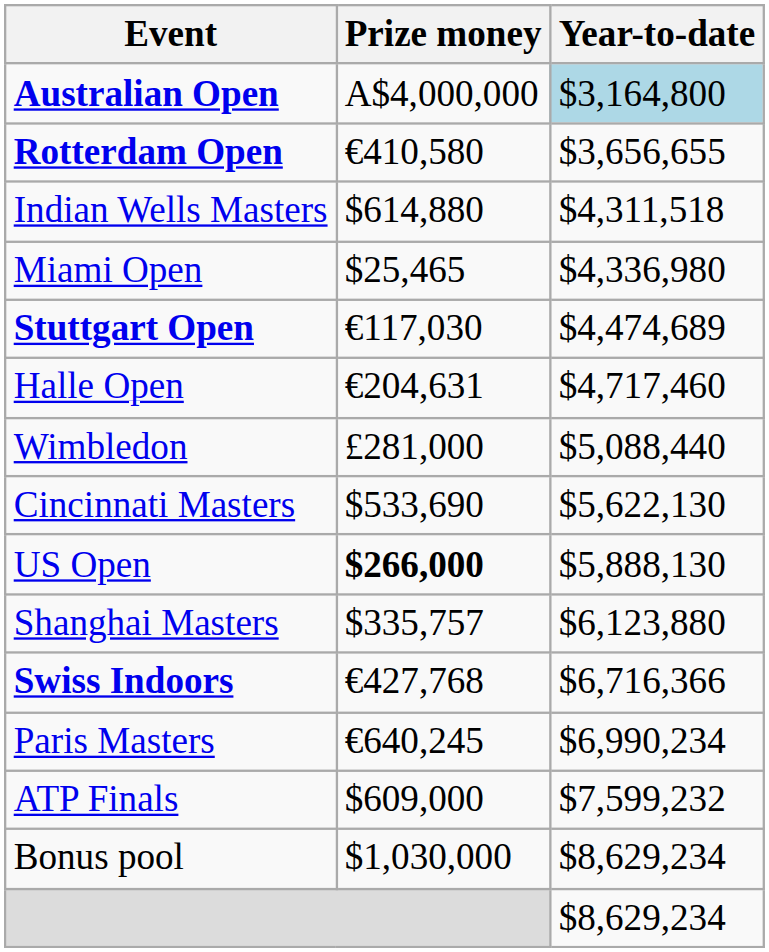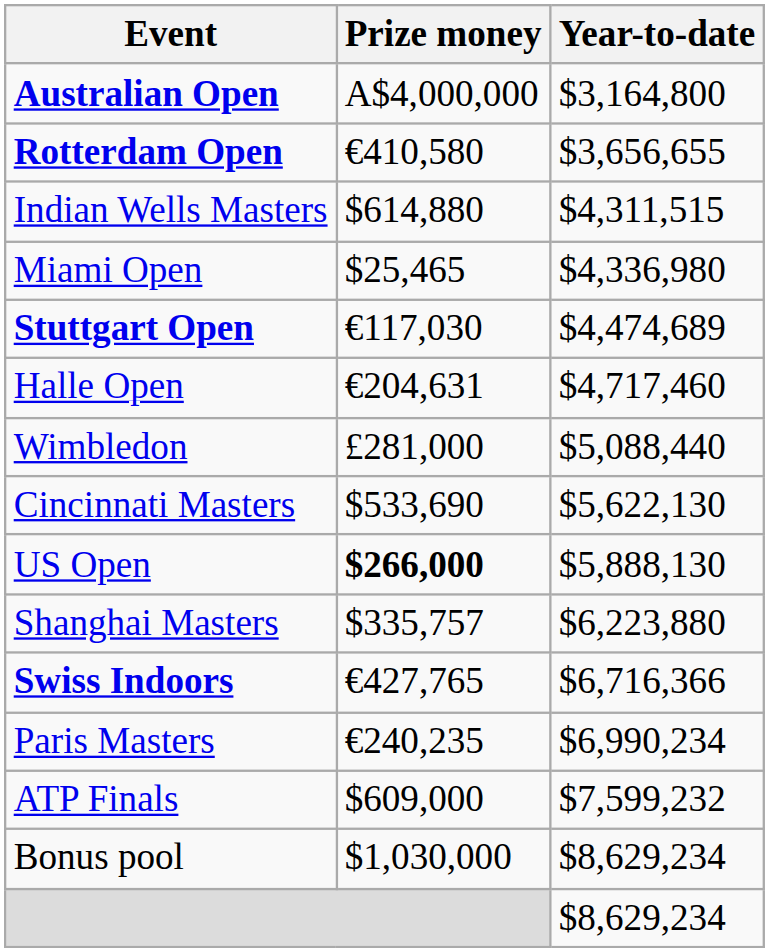(642, 92) lightblue background -> (642, 92) no background
(641, 210) $4,311,518 -> (641, 210) $4,311,515
(642, 622) $6,123,880 -> (642, 622) $6,223,880
(414, 681) €427,768 -> (414, 681) €427,765
(414, 740) €640,245 -> (414, 740) €240,235
